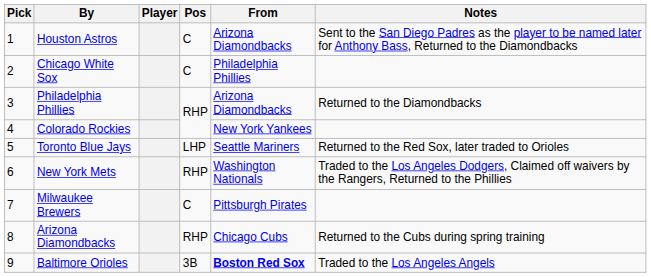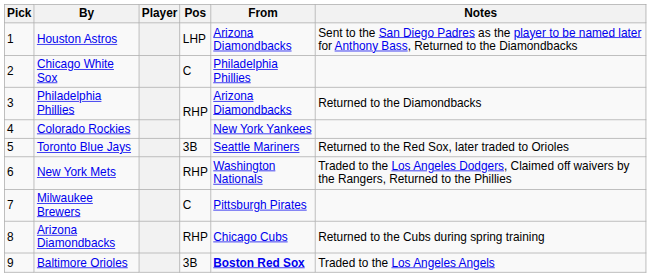(187, 39) C -> (194, 39) LHP
(194, 147) LHP -> (190, 147) 3B
